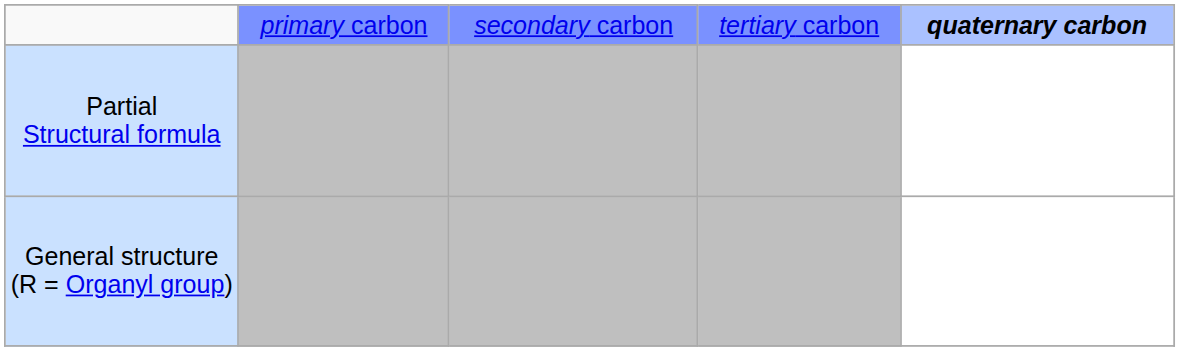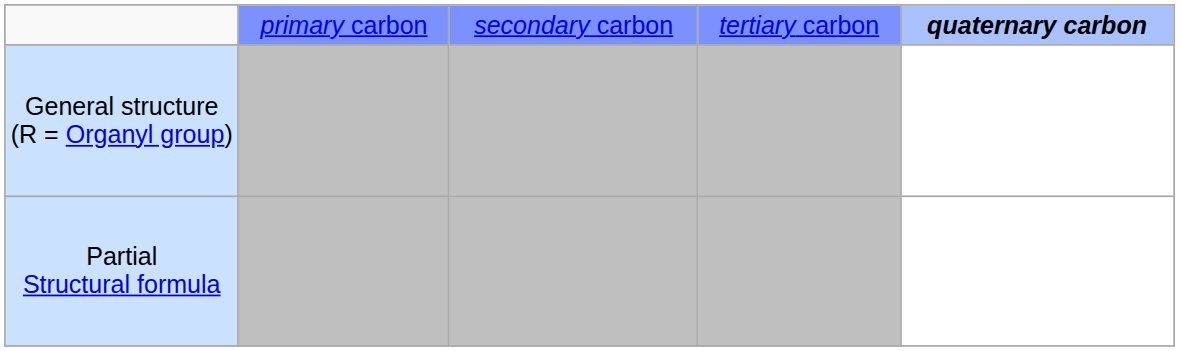rows swapped: (122, 271) <-> (122, 120)
